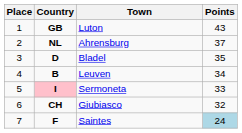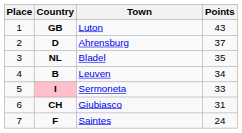(55, 43) NL -> (55, 43) D
(55, 58) D -> (55, 58) NL
(220, 105) 32 -> (220, 105) 31
(220, 120) lightblue background -> (220, 120) no background
